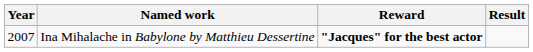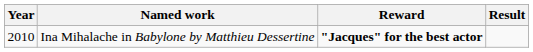(21, 36) 2007 -> (21, 36) 2010
